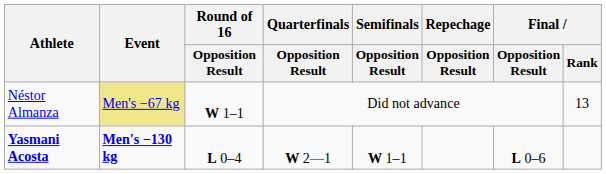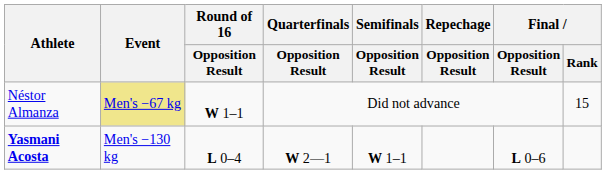(582, 104) 13 -> (582, 104) 15
(137, 148) bold -> (137, 148) normal
